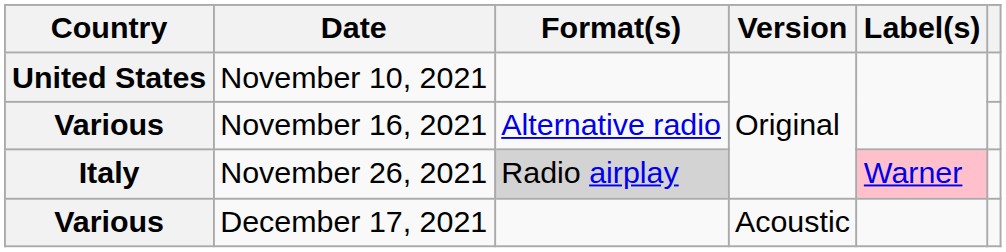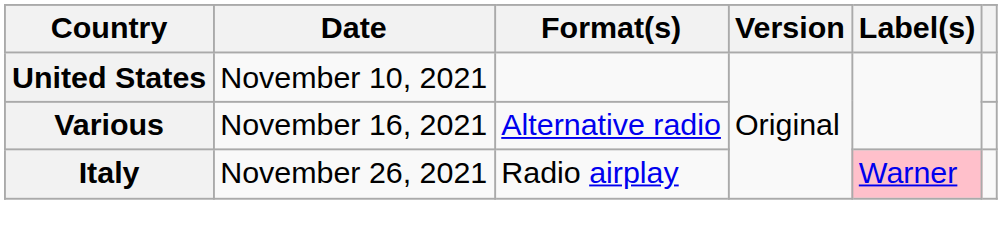(590, 173) lightgrey background -> (590, 173) no background
- row: (354, 221)
